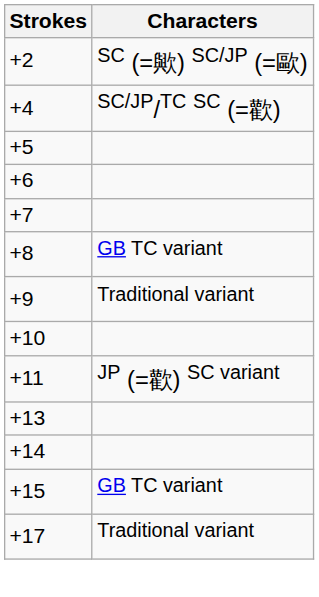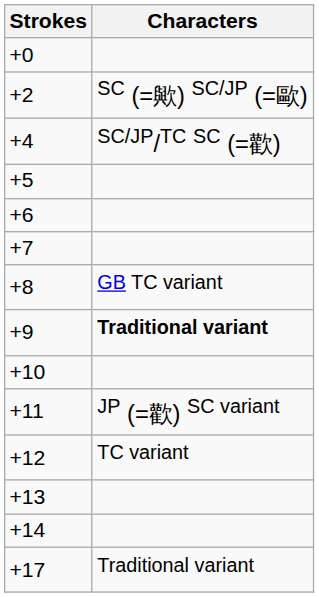+ row: (22, 54)
(176, 293) normal -> (183, 332) bold
+ row: (27, 457)
- row: (27, 491)
